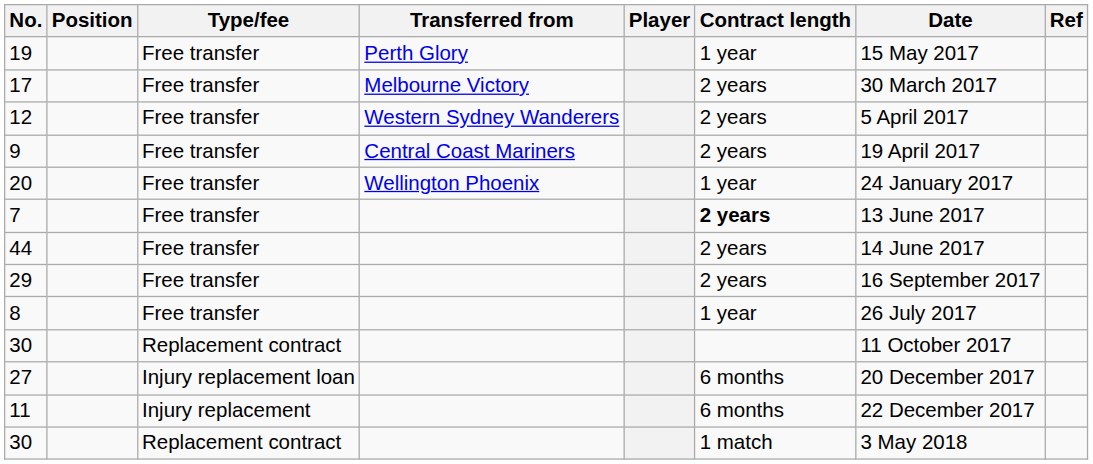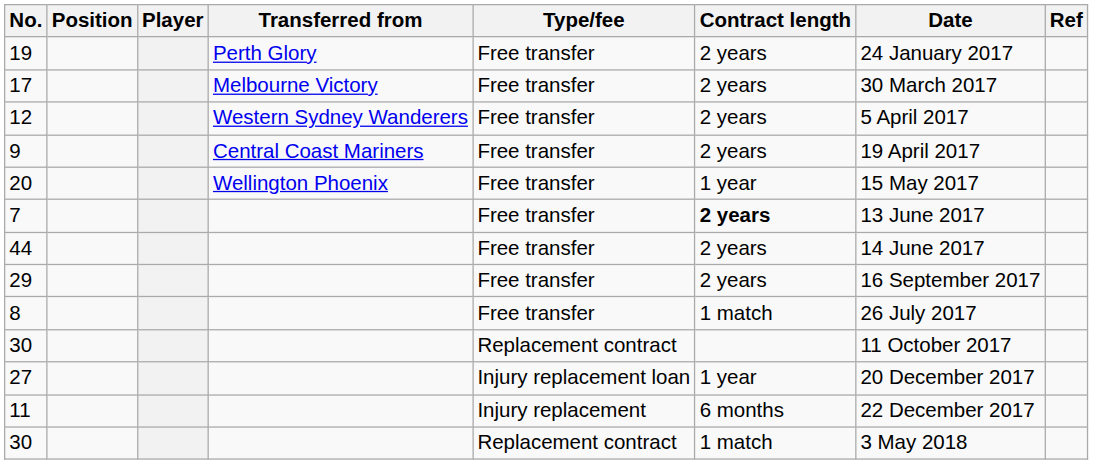columns swapped: (660, 20) <-> (248, 20)
(728, 53) 1 year -> (733, 53) 2 years
(920, 53) 15 May 2017 -> (937, 53) 24 January 2017
(937, 183) 24 January 2017 -> (920, 183) 15 May 2017
(728, 313) 1 year -> (736, 313) 1 match
(742, 378) 6 months -> (728, 378) 1 year
